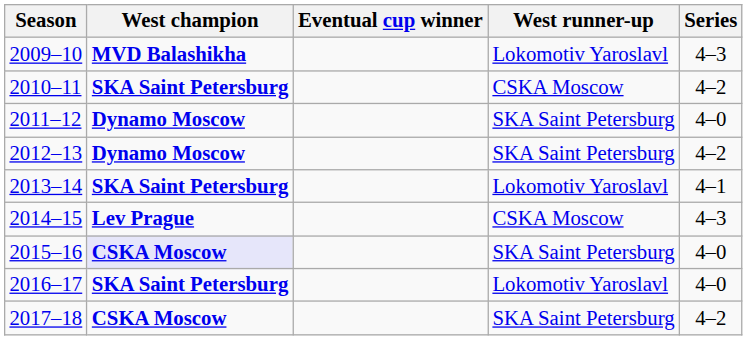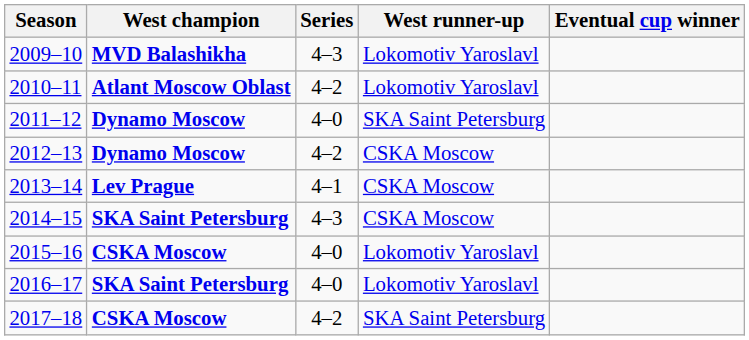columns swapped: (711, 20) <-> (390, 20)
(190, 86) SKA Saint Petersburg -> (191, 86) Atlant Moscow Oblast
(558, 86) CSKA Moscow -> (451, 86) Lokomotiv Yaroslavl
(583, 152) SKA Saint Petersburg -> (428, 152) CSKA Moscow
(190, 185) SKA Saint Petersburg -> (143, 185) Lev Prague
(580, 185) Lokomotiv Yaroslavl -> (428, 185) CSKA Moscow
(143, 218) Lev Prague -> (190, 218) SKA Saint Petersburg
(159, 251) lavender background -> (159, 251) no background
(583, 251) SKA Saint Petersburg -> (451, 251) Lokomotiv Yaroslavl
